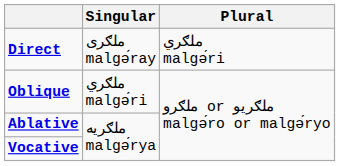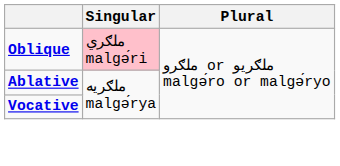- row: (35, 50)
(116, 92) no background -> (116, 50) pink background
